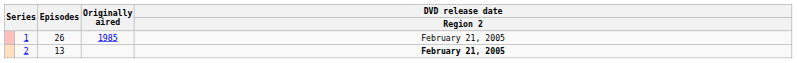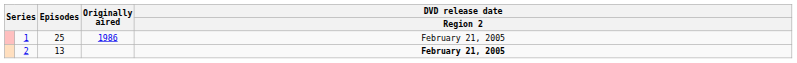(59, 38) 26 -> (59, 38) 25
(108, 38) 1985 -> (108, 38) 1986
